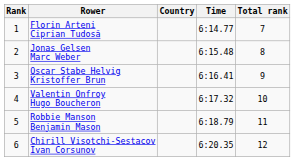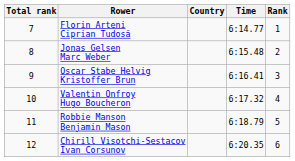columns swapped: (16, 11) <-> (263, 11)
